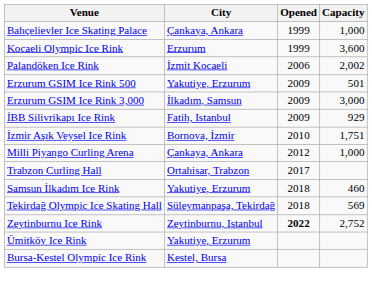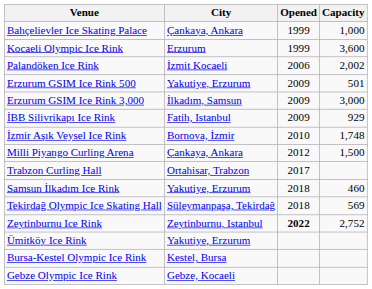(352, 135) 1,751 -> (352, 135) 1,748
(352, 153) 1,000 -> (352, 153) 1,500
+ row: (62, 275)
